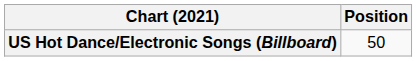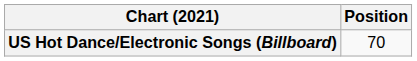(376, 42) 50 -> (376, 42) 70
